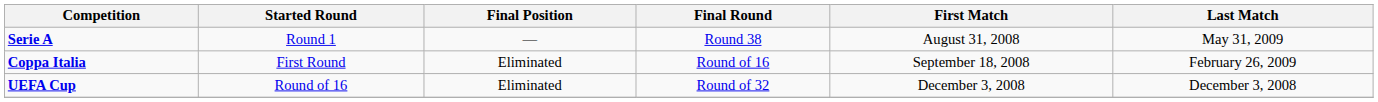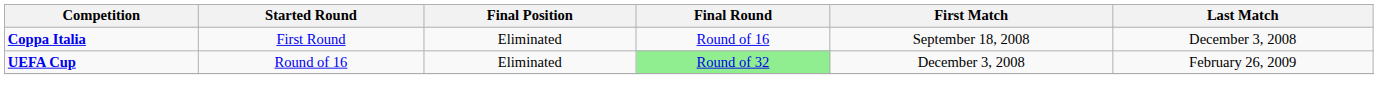- row: (30, 39)
(1243, 62) February 26, 2009 -> (1243, 39) December 3, 2008
(733, 85) no background -> (733, 62) lightgreen background
(1243, 85) December 3, 2008 -> (1243, 62) February 26, 2009
